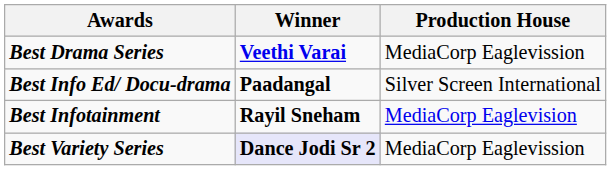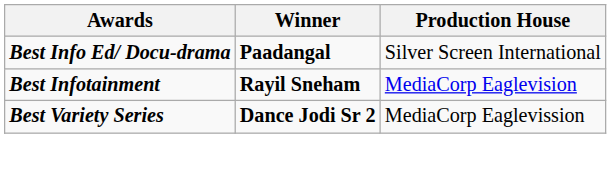- row: (87, 52)
(308, 148) lavender background -> (308, 116) no background
